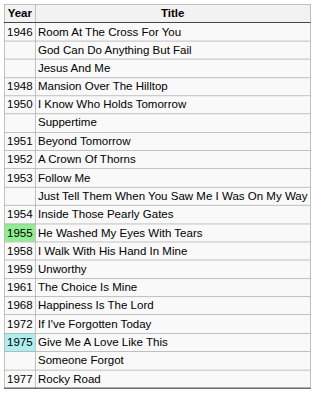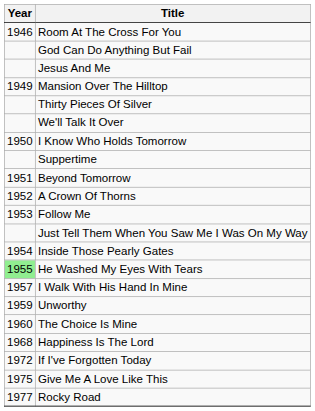(20, 86) 1948 -> (20, 86) 1949
+ row: (95, 104)
+ row: (81, 123)
(20, 251) 1958 -> (20, 287) 1957
(20, 287) 1961 -> (20, 324) 1960
(20, 342) paleturquoise background -> (20, 379) no background
- row: (81, 360)
